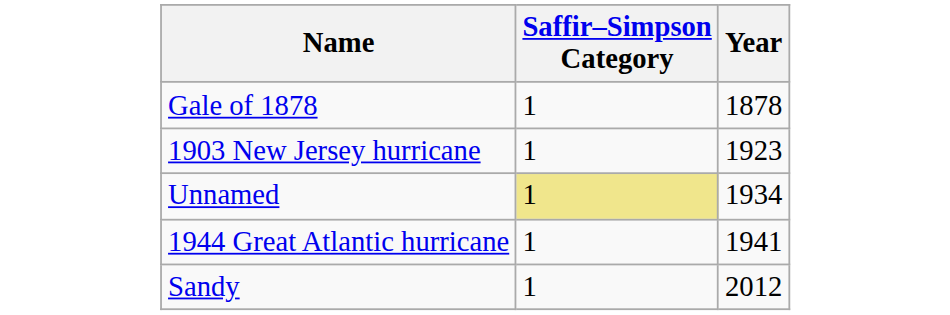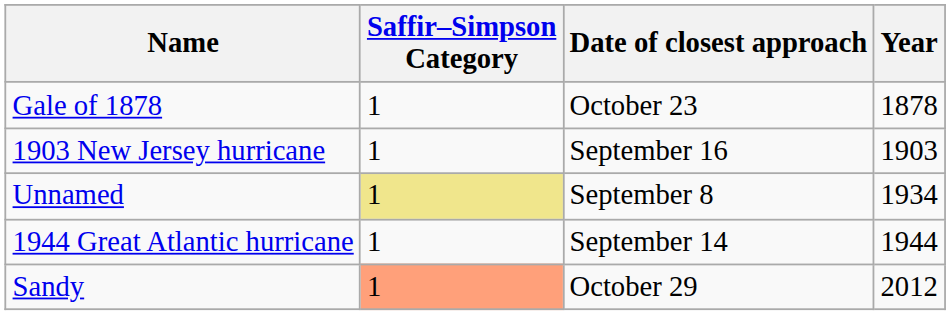+ column: (718, 43)
(754, 150) 1923 -> (909, 150) 1903
(754, 241) 1941 -> (909, 241) 1944
(530, 286) no background -> (374, 286) lightsalmon background
